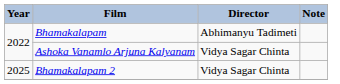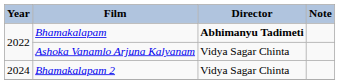(249, 33) normal -> (252, 33) bold
(18, 70) 2025 -> (18, 70) 2024
